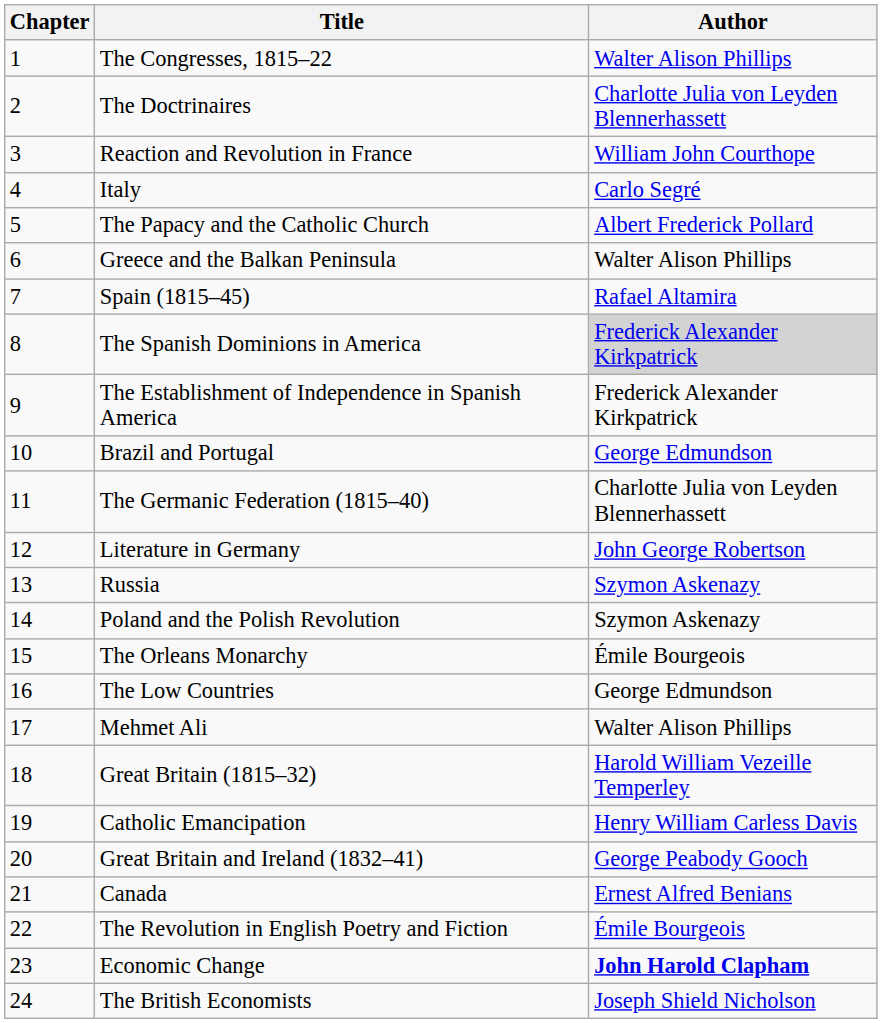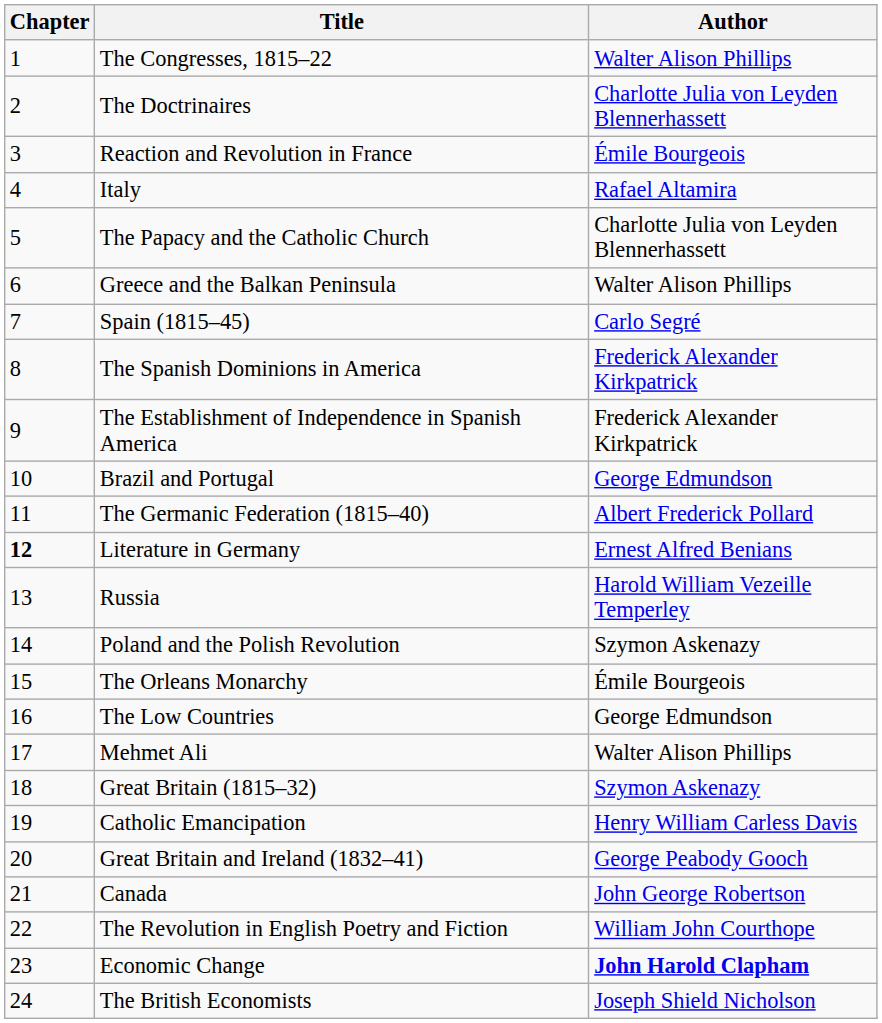(704, 154) William John Courthope -> (670, 154) Émile Bourgeois
(647, 189) Carlo Segré -> (665, 189) Rafael Altamira
(704, 225) Albert Frederick Pollard -> (716, 237) Charlotte Julia von Leyden Blennerhassett
(665, 296) Rafael Altamira -> (647, 321) Carlo Segré
(686, 344) lightgrey background -> (686, 369) no background
(716, 501) Charlotte Julia von Leyden Blennerhassett -> (704, 513) Albert Frederick Pollard
(21, 549) normal -> (21, 549) bold
(700, 549) John George Robertson -> (693, 549) Ernest Alfred Benians
(677, 584) Szymon Askenazy -> (703, 597) Harold William Vezeille Temperley
(703, 775) Harold William Vezeille Temperley -> (677, 787) Szymon Askenazy
(693, 894) Ernest Alfred Benians -> (700, 894) John George Robertson
(670, 929) Émile Bourgeois -> (704, 929) William John Courthope
